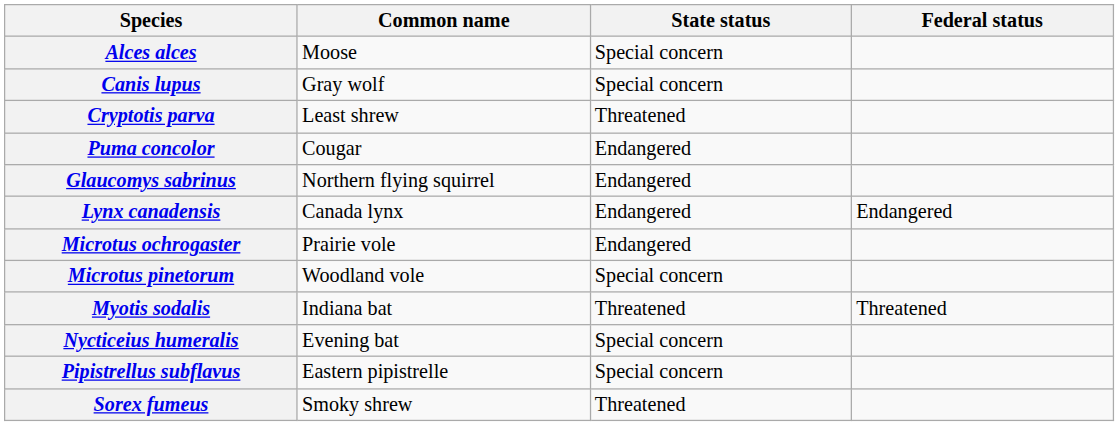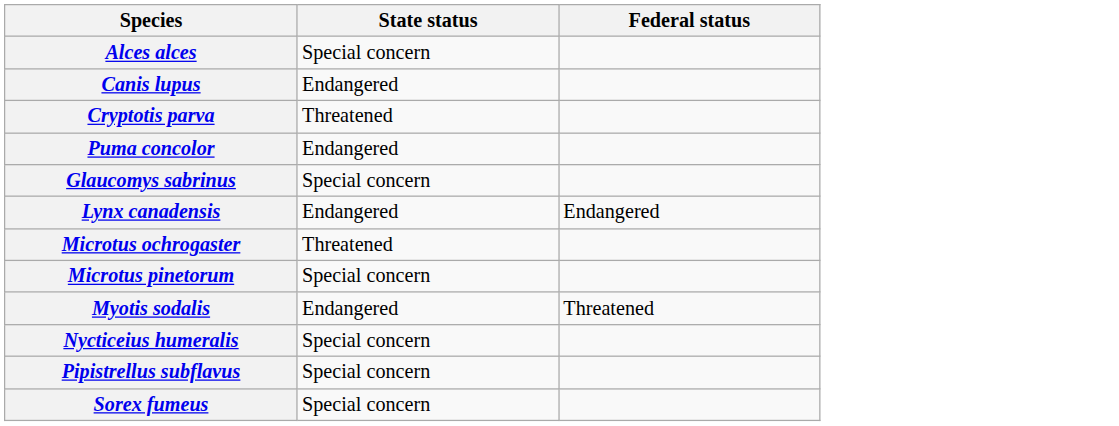- column: (444, 20)
(659, 84) Special concern -> (350, 84) Endangered
(643, 180) Endangered -> (366, 180) Special concern
(643, 244) Endangered -> (347, 244) Threatened
(640, 308) Threatened -> (350, 308) Endangered
(640, 404) Threatened -> (366, 404) Special concern
